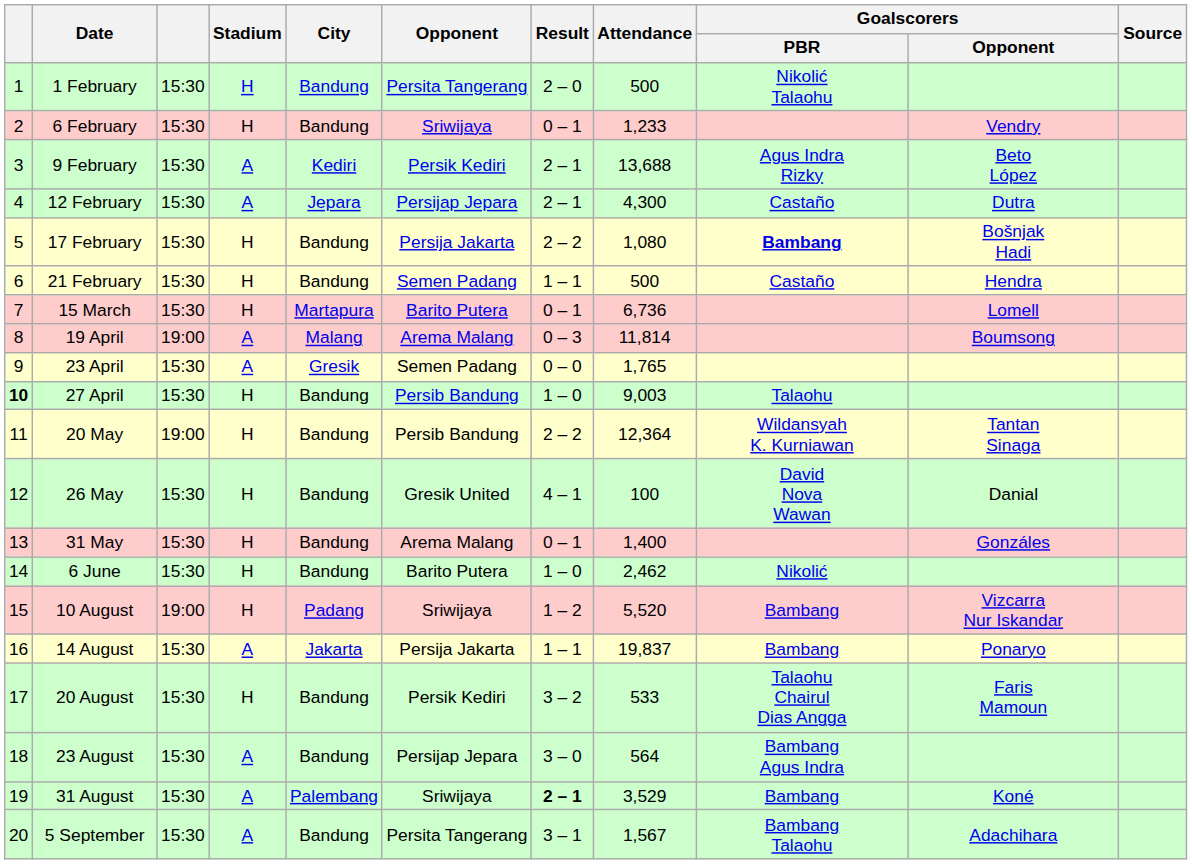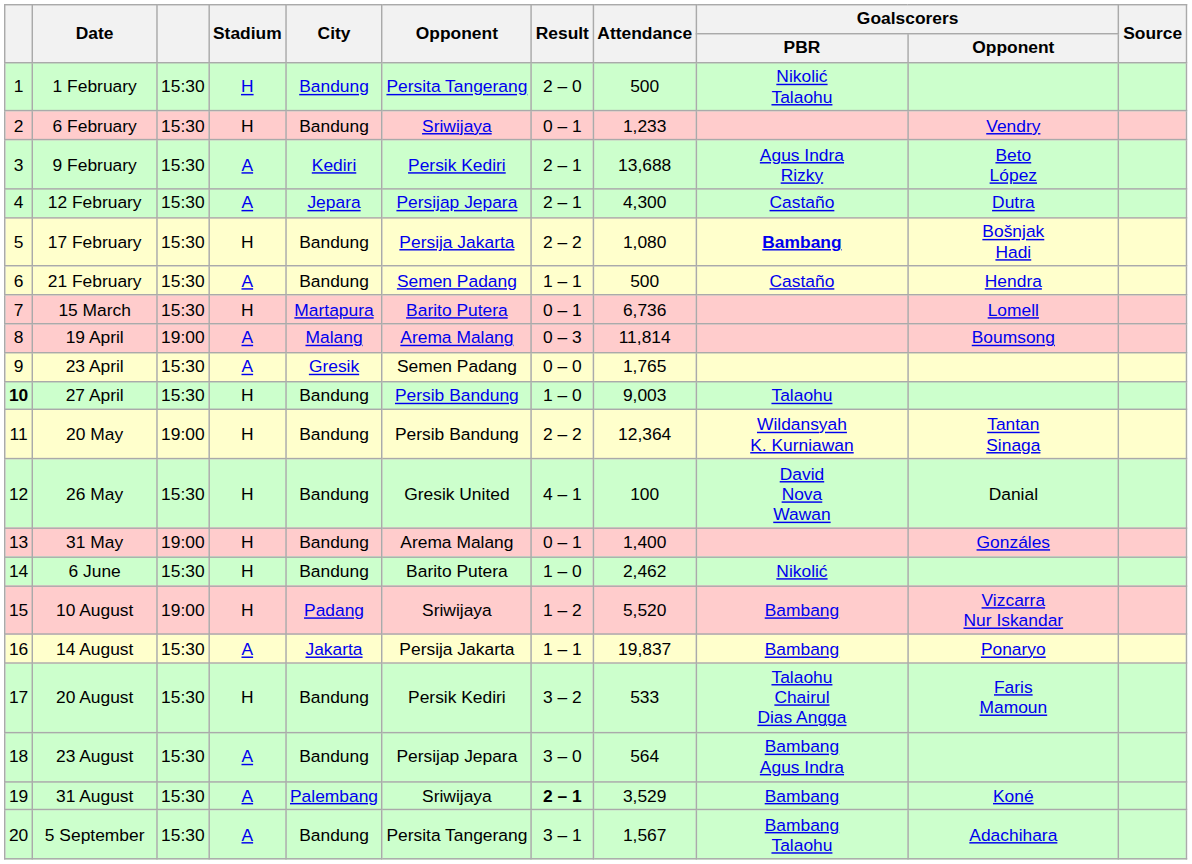(247, 281) H -> (247, 281) A
(183, 542) 15:30 -> (183, 542) 19:00
